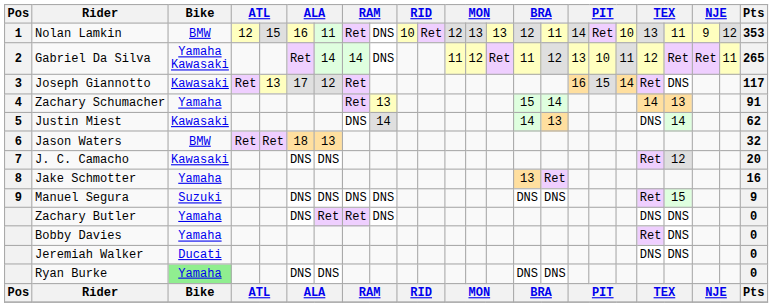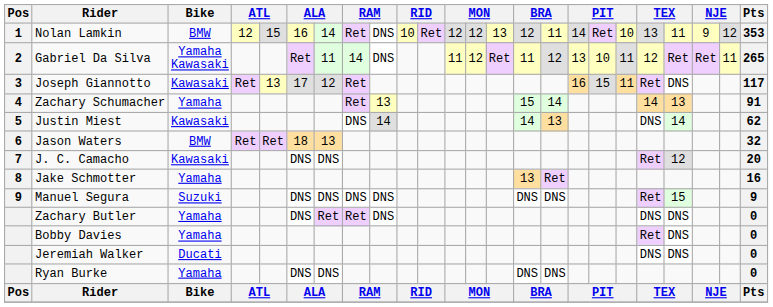(328, 33) 11 -> (328, 33) 14
(476, 33) 13 -> (476, 33) 12
(328, 59) 14 -> (328, 59) 11
(627, 84) 14 -> (627, 84) 11
(200, 274) lightgreen background -> (200, 274) no background
